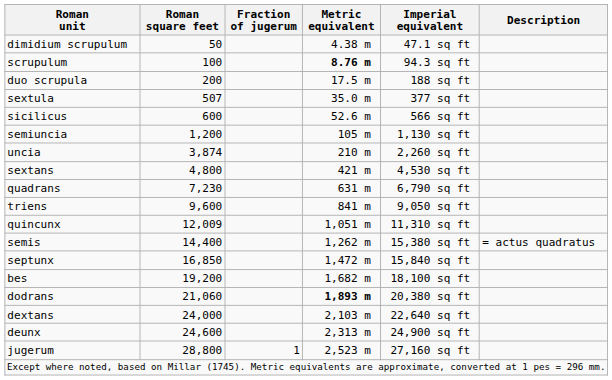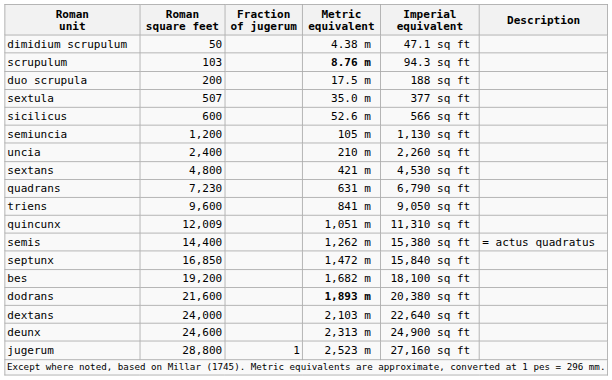(212, 62) 100 -> (212, 62) 103
(206, 152) 3,874 -> (206, 152) 2,400
(202, 296) 21,060 -> (202, 296) 21,600
